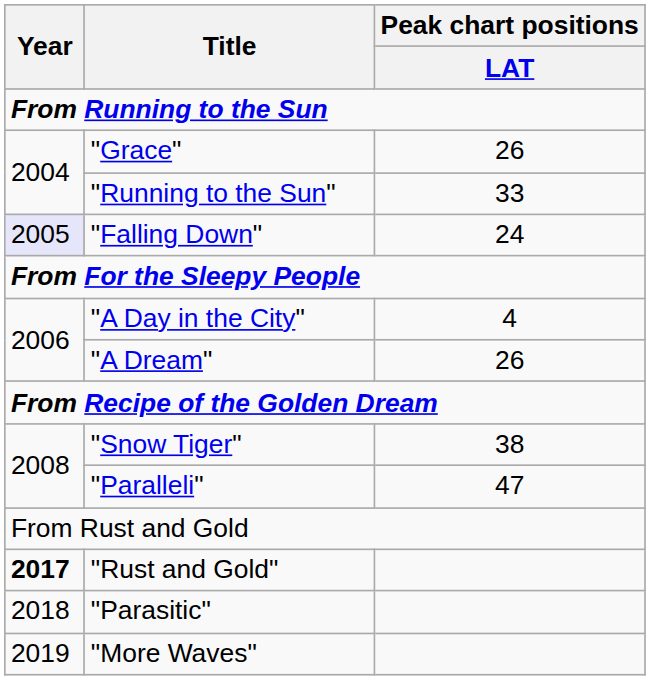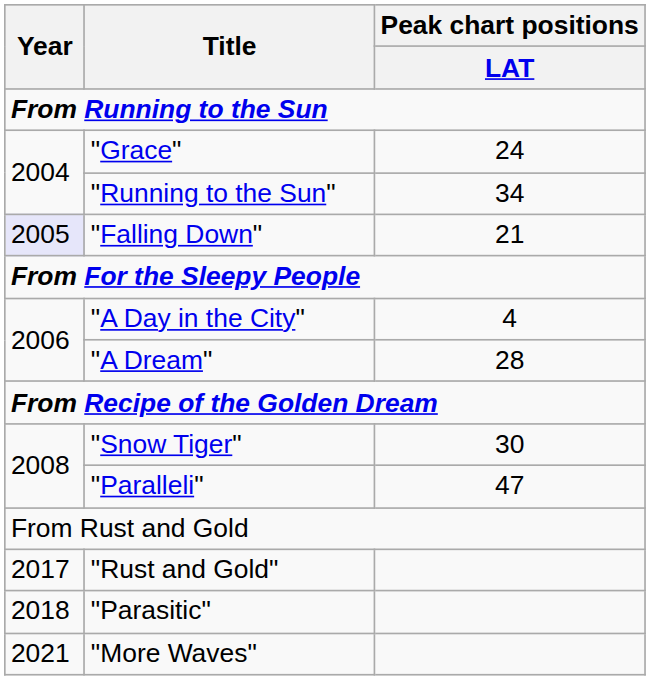(510, 151) 26 -> (510, 151) 24
(510, 192) 33 -> (510, 192) 34
(510, 234) 24 -> (510, 234) 21
(510, 360) 26 -> (510, 360) 28
(510, 444) 38 -> (510, 444) 30
(40, 569) bold -> (40, 569) normal
(40, 653) 2019 -> (40, 653) 2021
